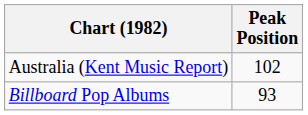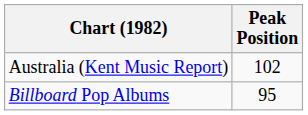(267, 95) 93 -> (267, 95) 95
